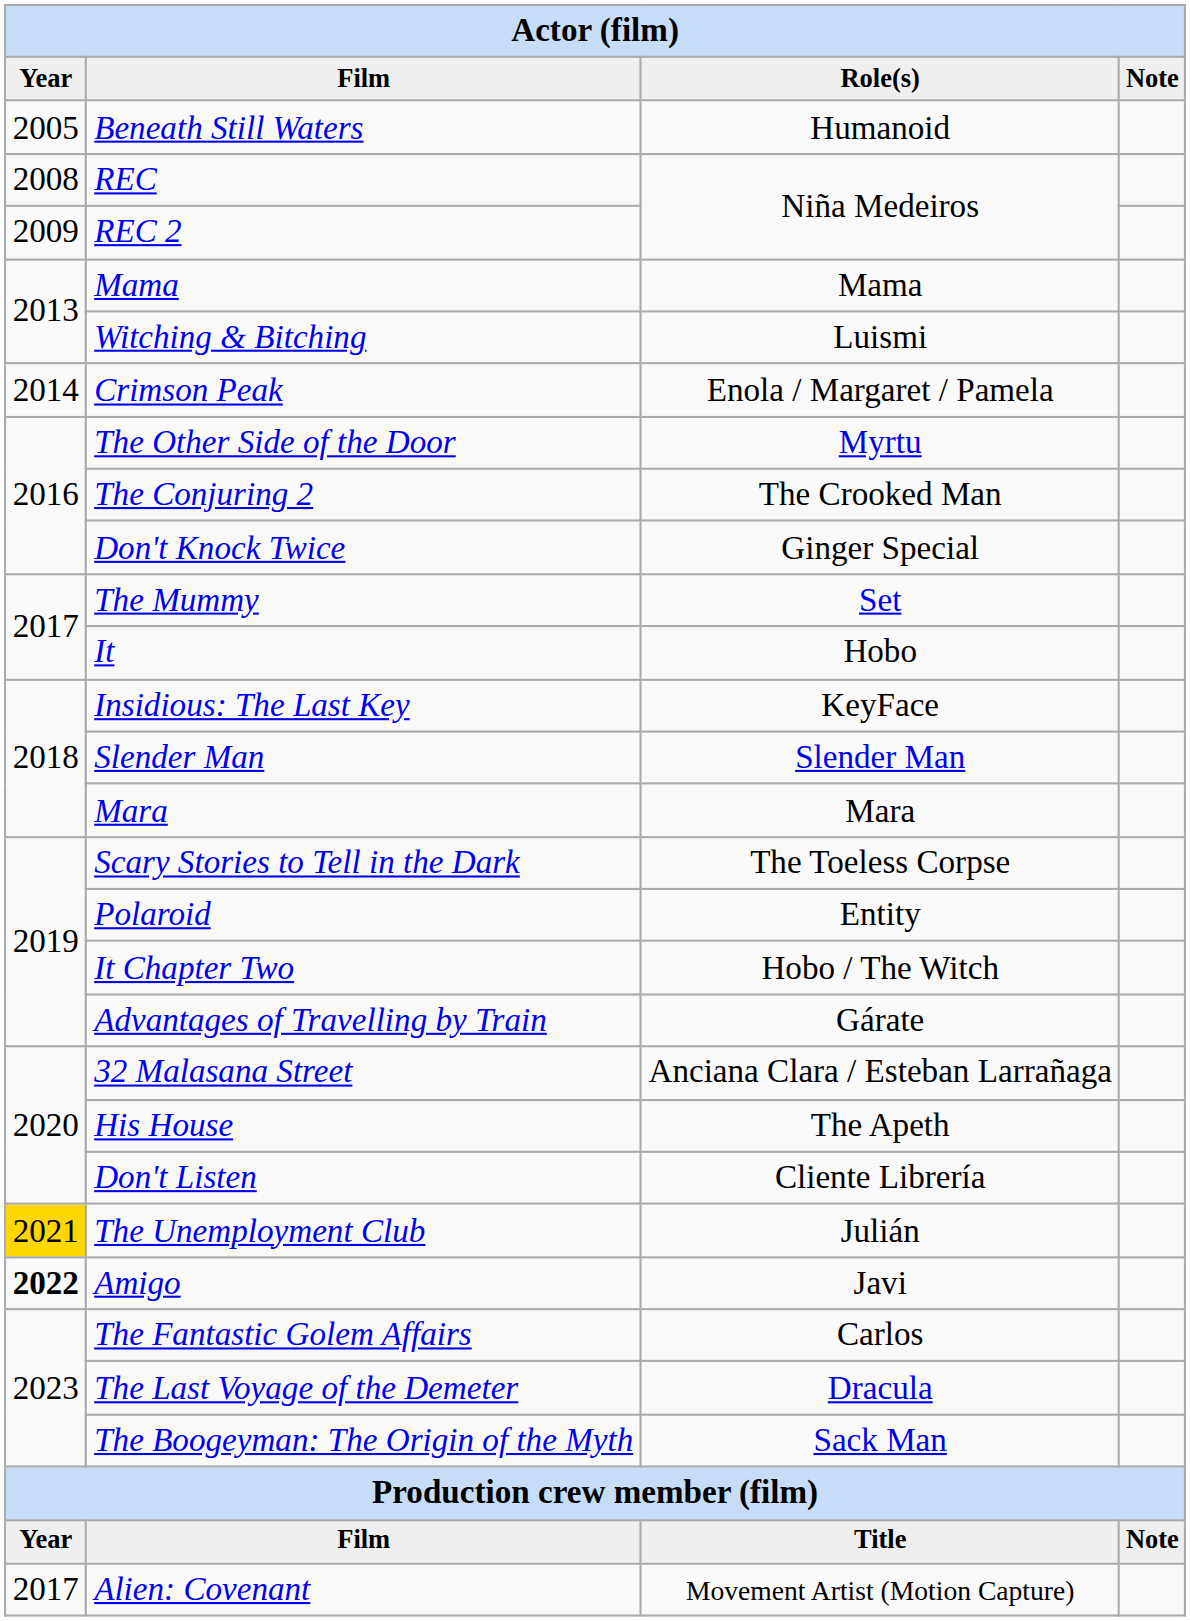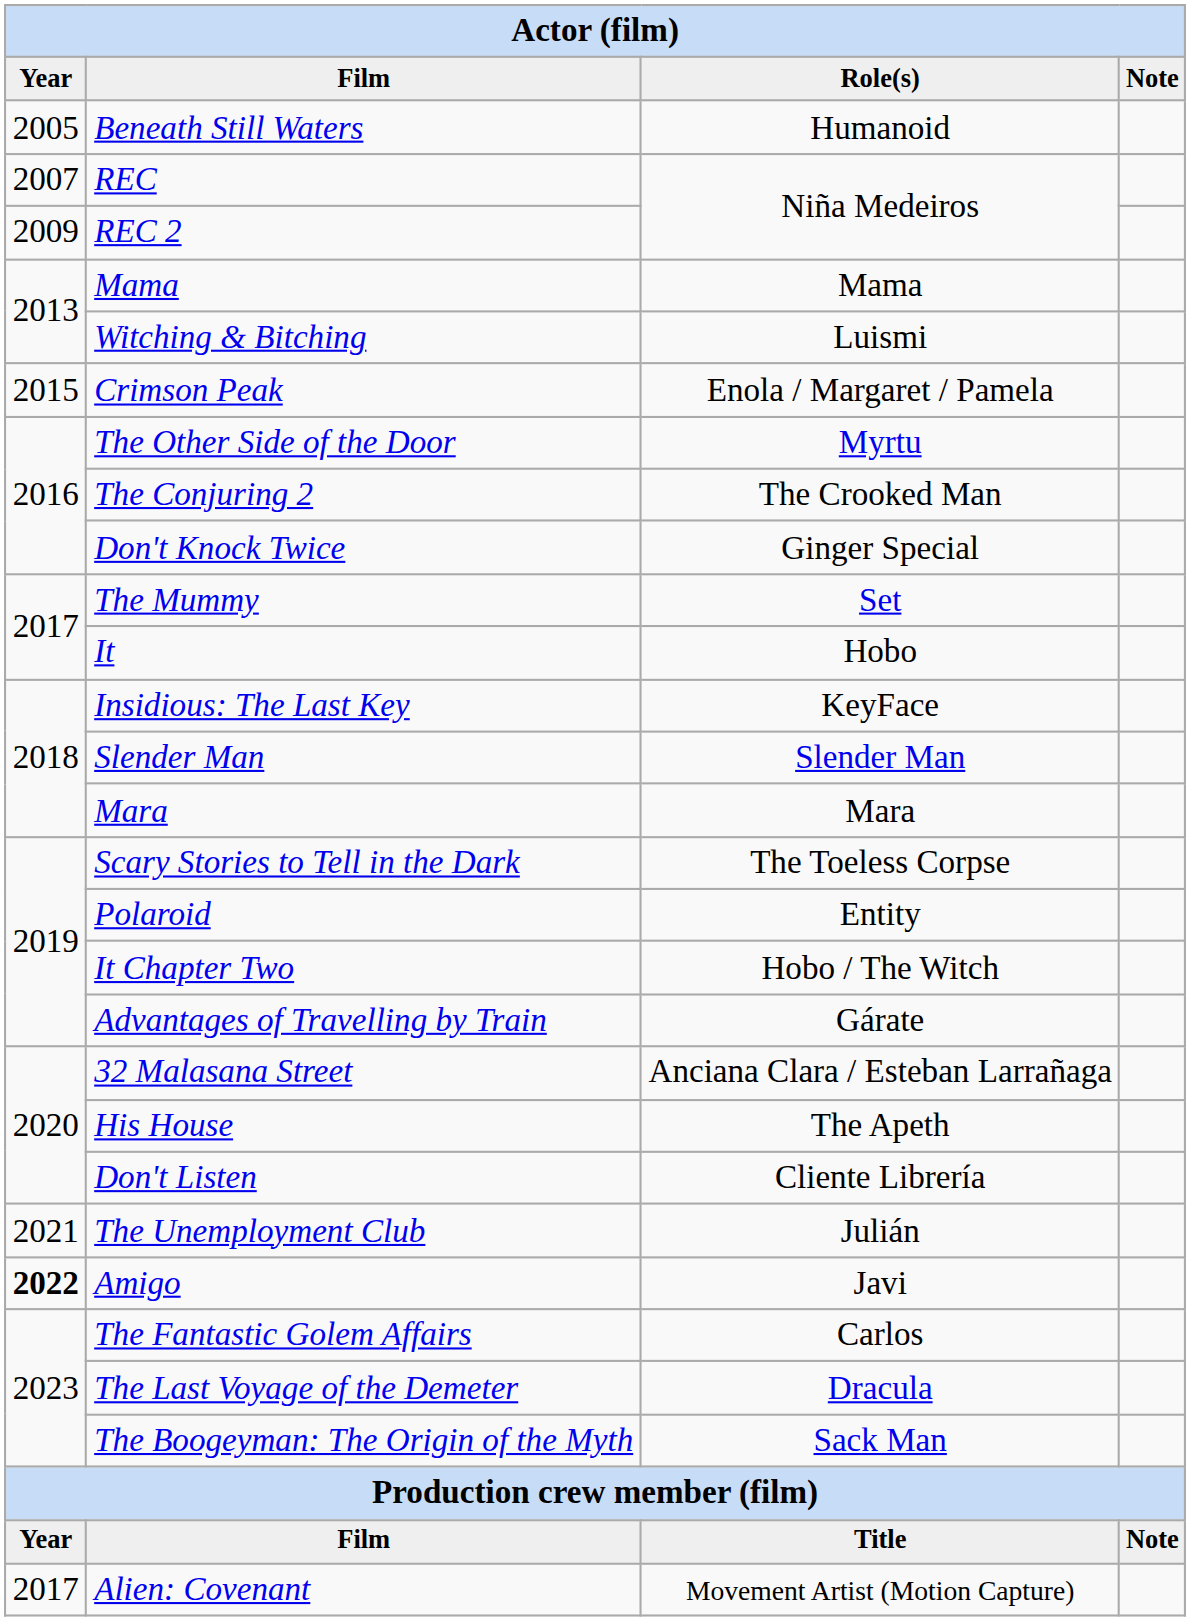(46, 179) 2008 -> (46, 179) 2007
(46, 389) 2014 -> (46, 389) 2015
(46, 1230) gold background -> (46, 1230) no background
